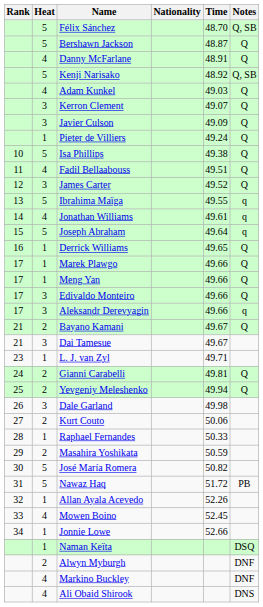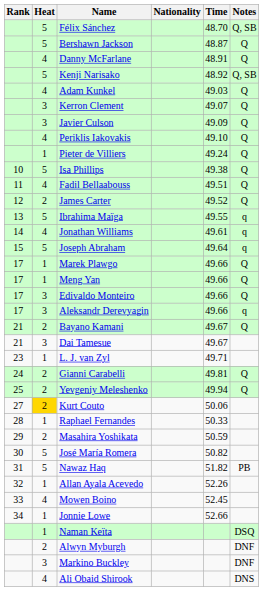+ row: (95, 138)
(45, 185) 3 -> (45, 201) 2
- row: (94, 248)
- row: (86, 405)
(45, 421) no background -> (45, 405) gold background
(217, 484) 51.72 -> (217, 468) 51.82
(45, 578) 4 -> (45, 563) 3
